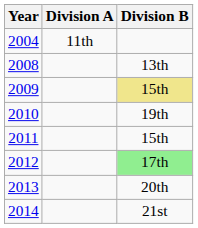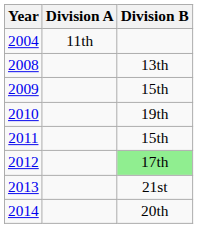(155, 89) khaki background -> (155, 89) no background
(155, 187) 20th -> (155, 187) 21st
(155, 211) 21st -> (155, 211) 20th
